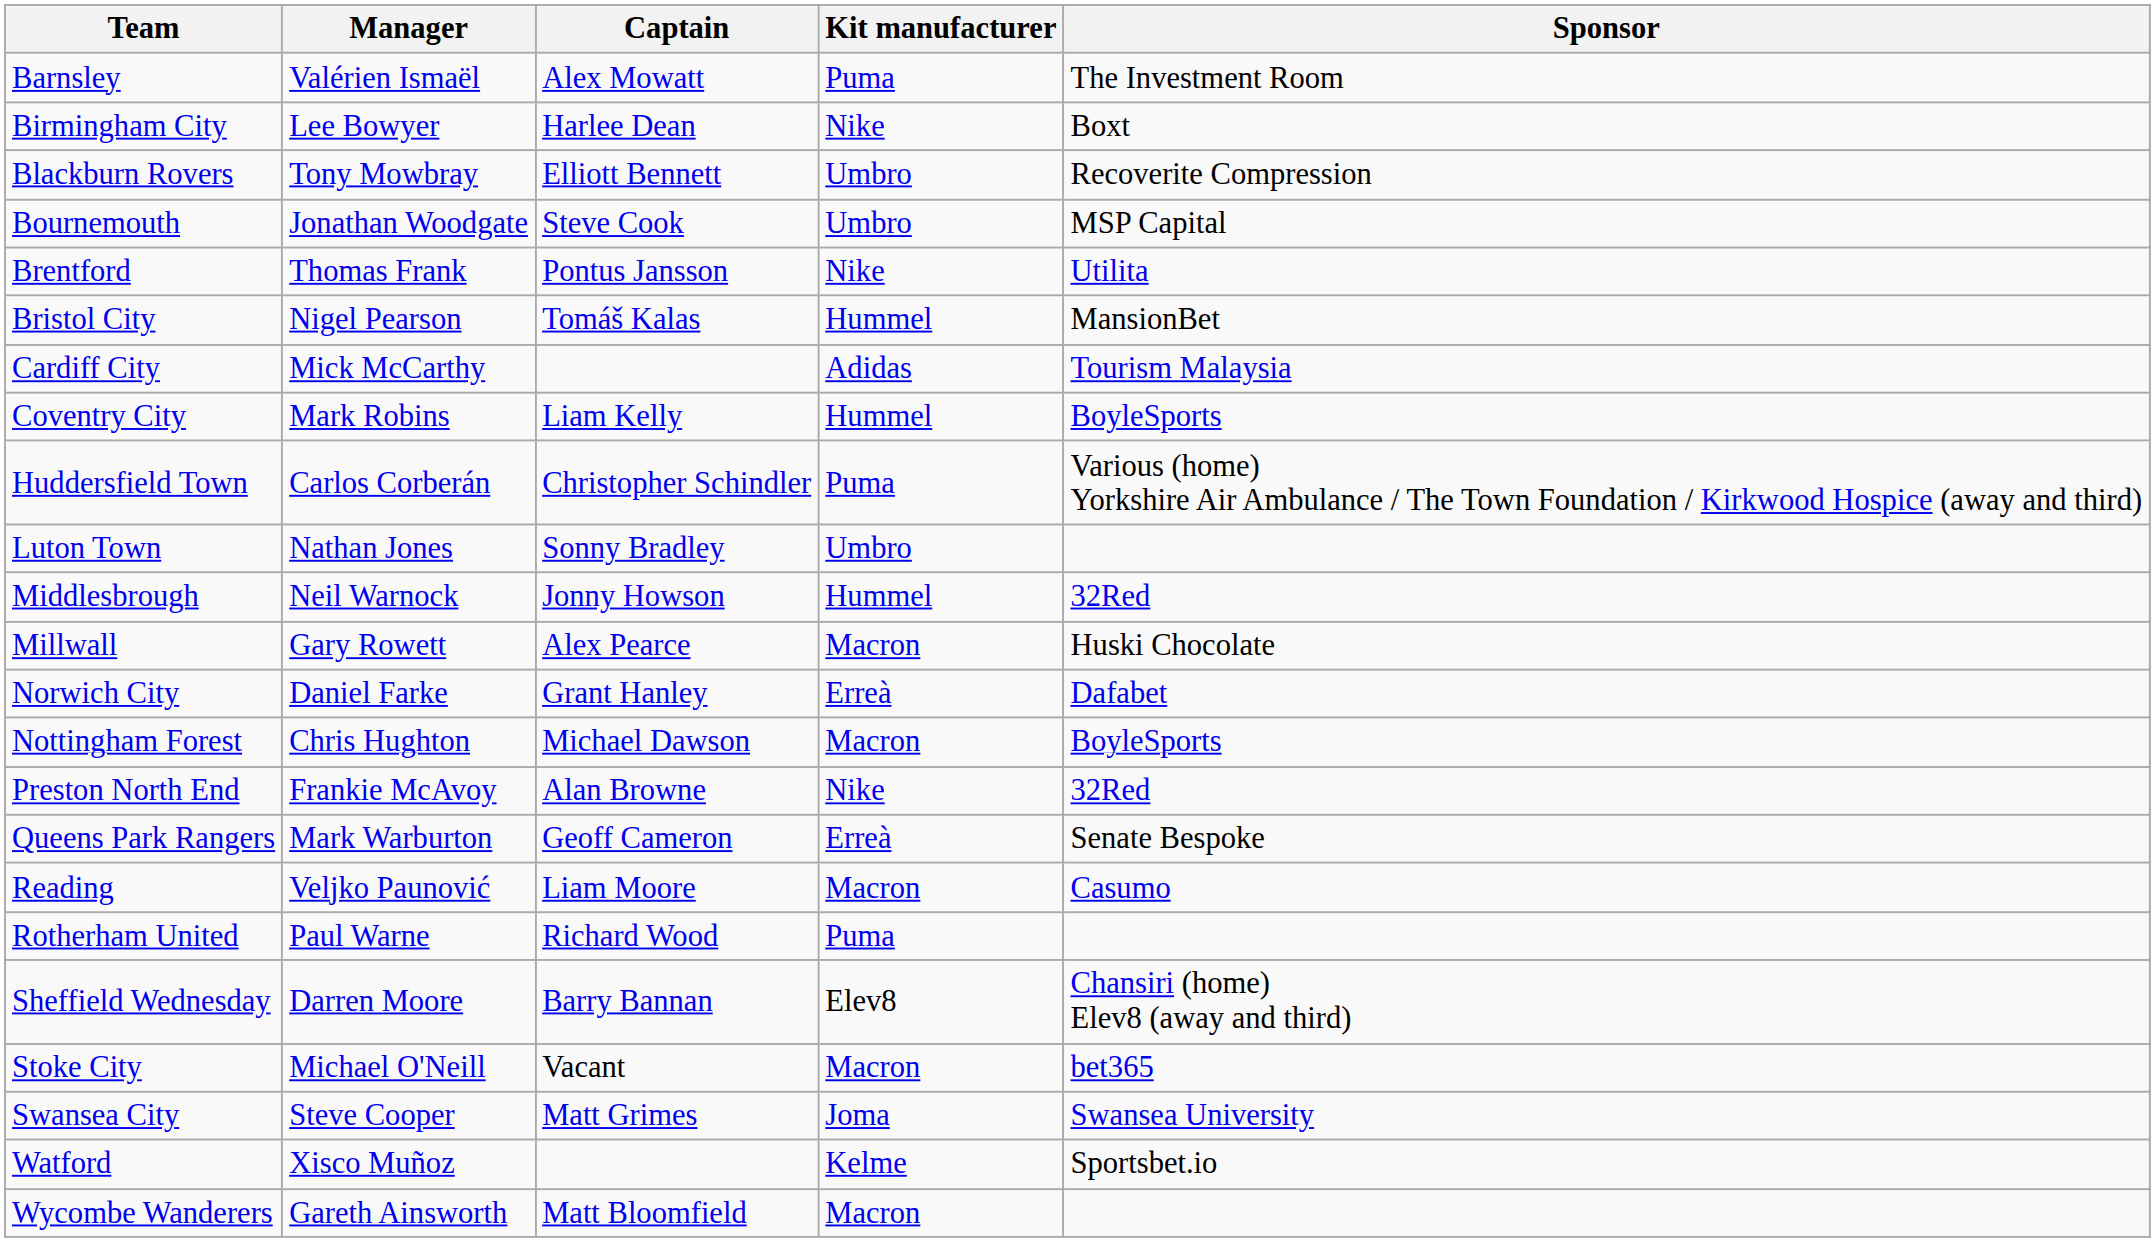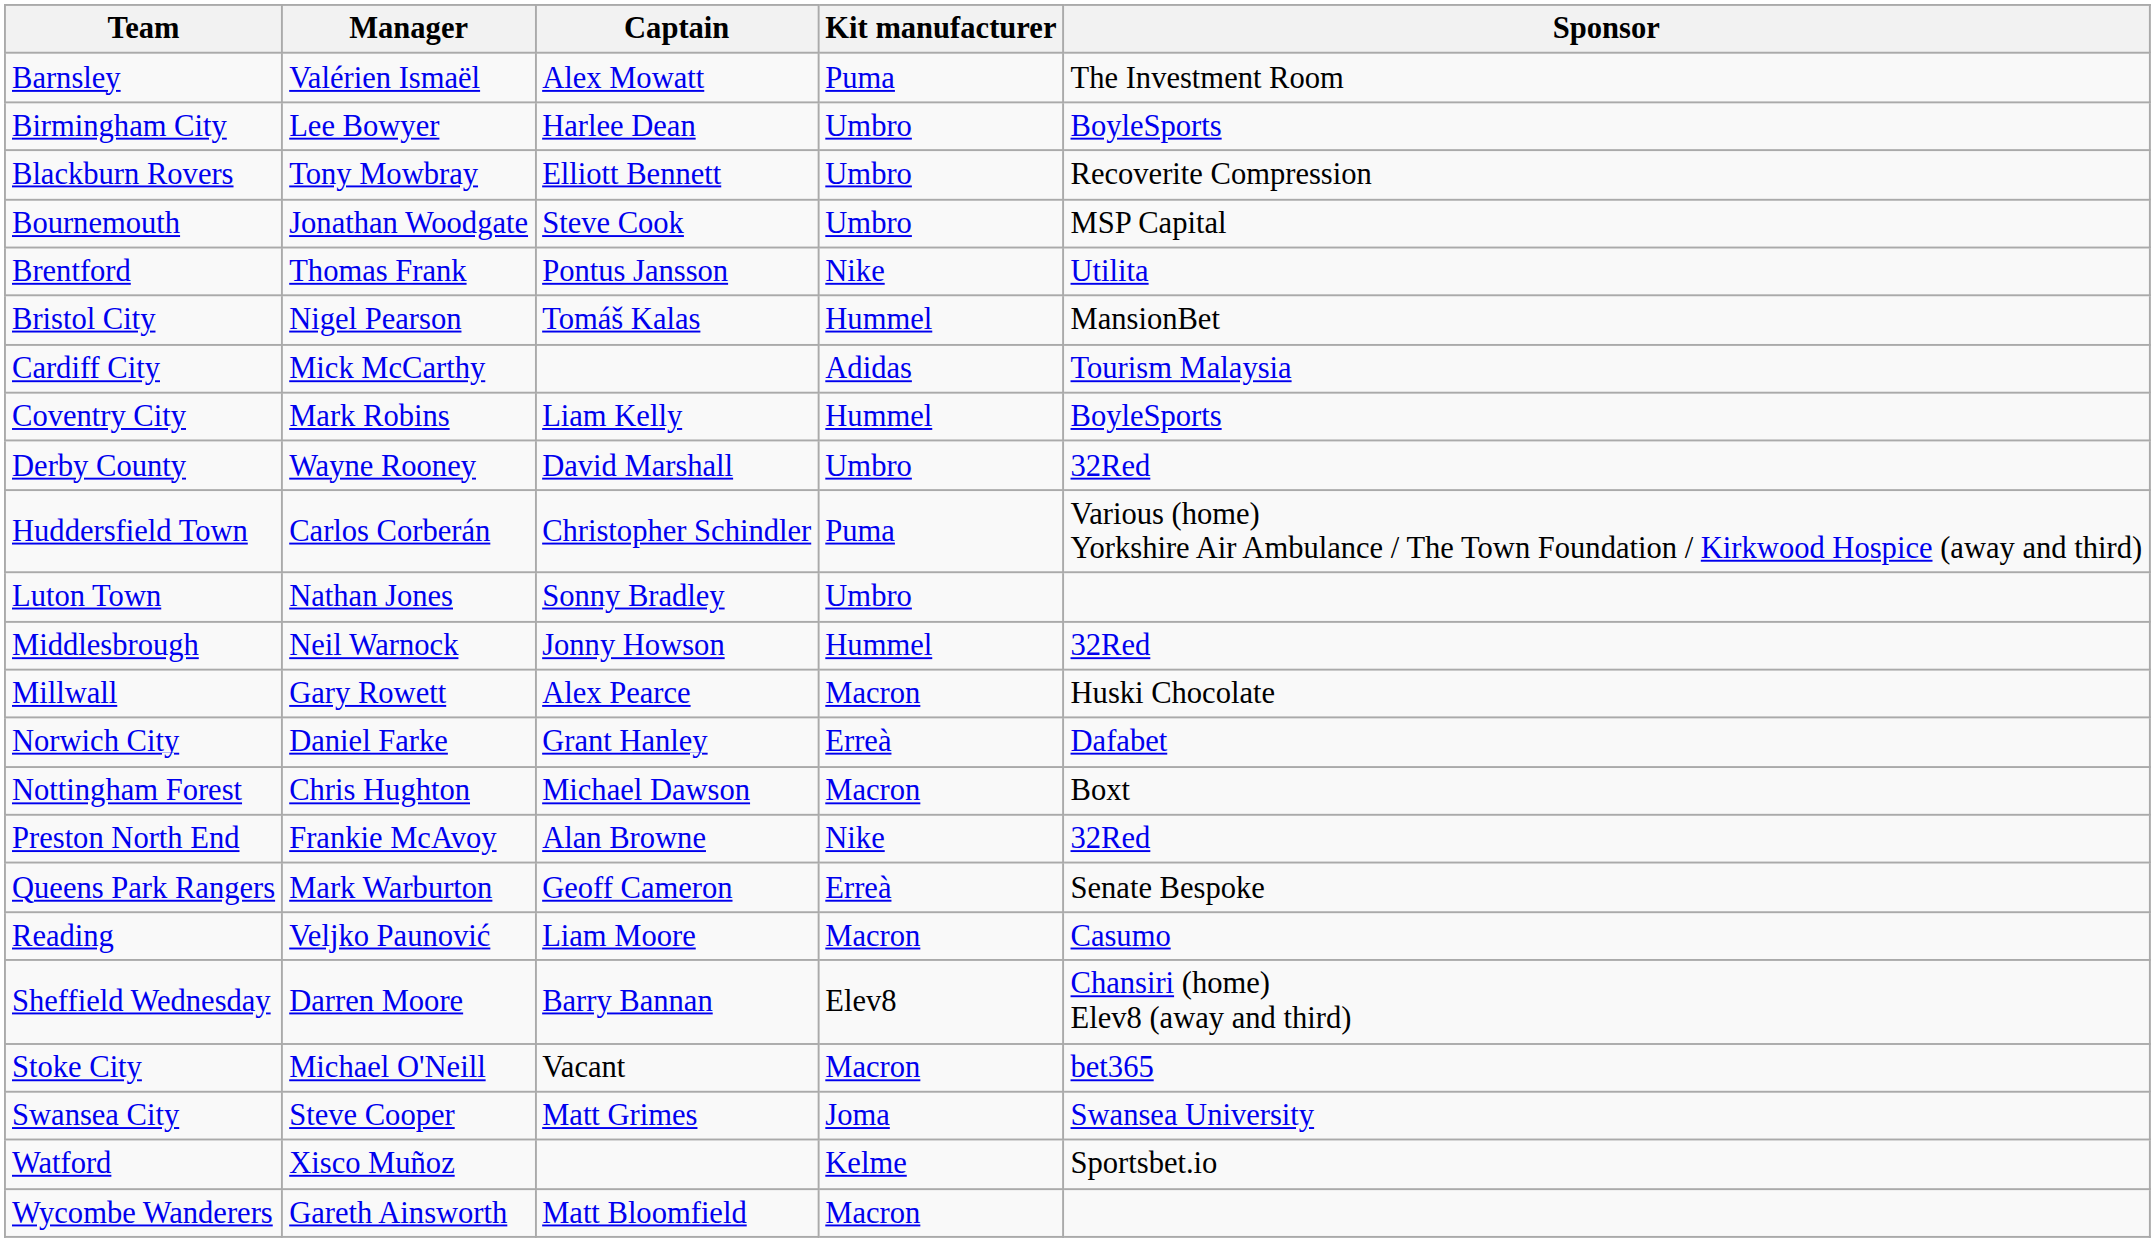(855, 125) Nike -> (869, 125) Umbro
(1100, 125) Boxt -> (1146, 125) BoyleSports
+ row: (99, 464)
(1146, 741) BoyleSports -> (1100, 790) Boxt
- row: (125, 935)
